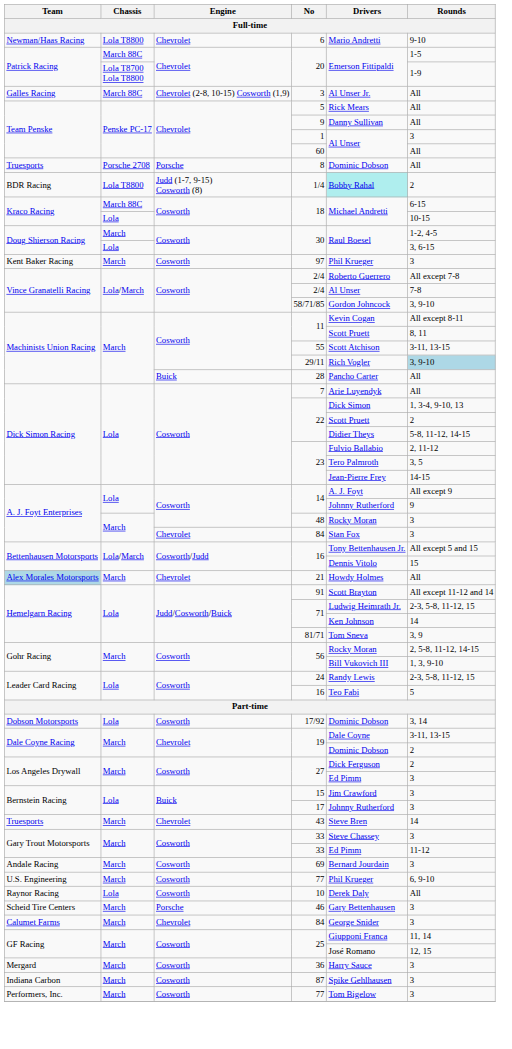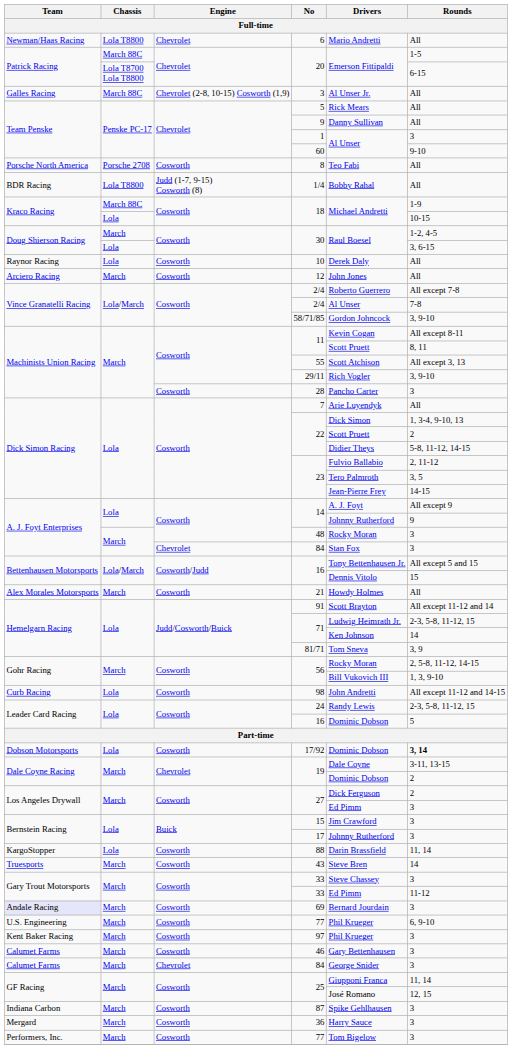(418, 39) 9-10 -> (415, 39) All
(415, 73) 1-9 -> (418, 73) 6-15
(415, 150) All -> (418, 150) 9-10
(25, 165) Truesports -> (47, 165) Porsche North America
(170, 165) Porsche -> (173, 165) Cosworth
(358, 165) Dominic Dobson -> (344, 165) Teo Fabi
(351, 184) paleturquoise background -> (351, 184) no background
(412, 184) 2 -> (415, 184) All
(418, 204) 6-15 -> (415, 204) 1-9
rows swapped: (111, 893) <-> (114, 261)
+ row: (114, 275)
(430, 347) 3-11, 13-15 -> (437, 362) All except 3, 13
(422, 362) lightblue background -> (422, 376) no background
(166, 376) Buick -> (173, 390) Cosworth
(415, 376) All -> (412, 390) 3
(53, 577) lightblue background -> (53, 591) no background
(173, 577) Chevrolet -> (173, 591) Cosworth
+ row: (111, 692)
(344, 692) Teo Fabi -> (358, 721) Dominic Dobson
(418, 721) normal -> (418, 749) bold
+ row: (111, 850)
(173, 821) Chevrolet -> (173, 864) Cosworth
(32, 864) no background -> (32, 907) lavender background
(41, 907) Scheid Tire Centers -> (33, 950) Calumet Farms
(170, 907) Porsche -> (173, 950) Cosworth
rows swapped: (114, 979) <-> (114, 965)
